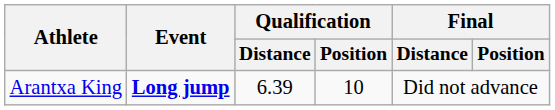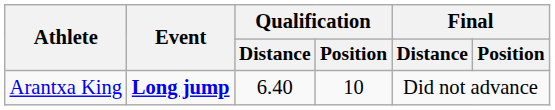(275, 87) 6.39 -> (275, 87) 6.40
